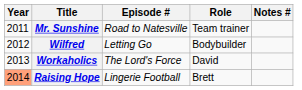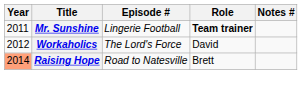(146, 28) Road to Natesville -> (142, 28) Lingerie Football
(221, 28) normal -> (223, 28) bold
- row: (67, 45)
(18, 61) 2013 -> (18, 45) 2012
(142, 77) Lingerie Football -> (146, 61) Road to Natesville
